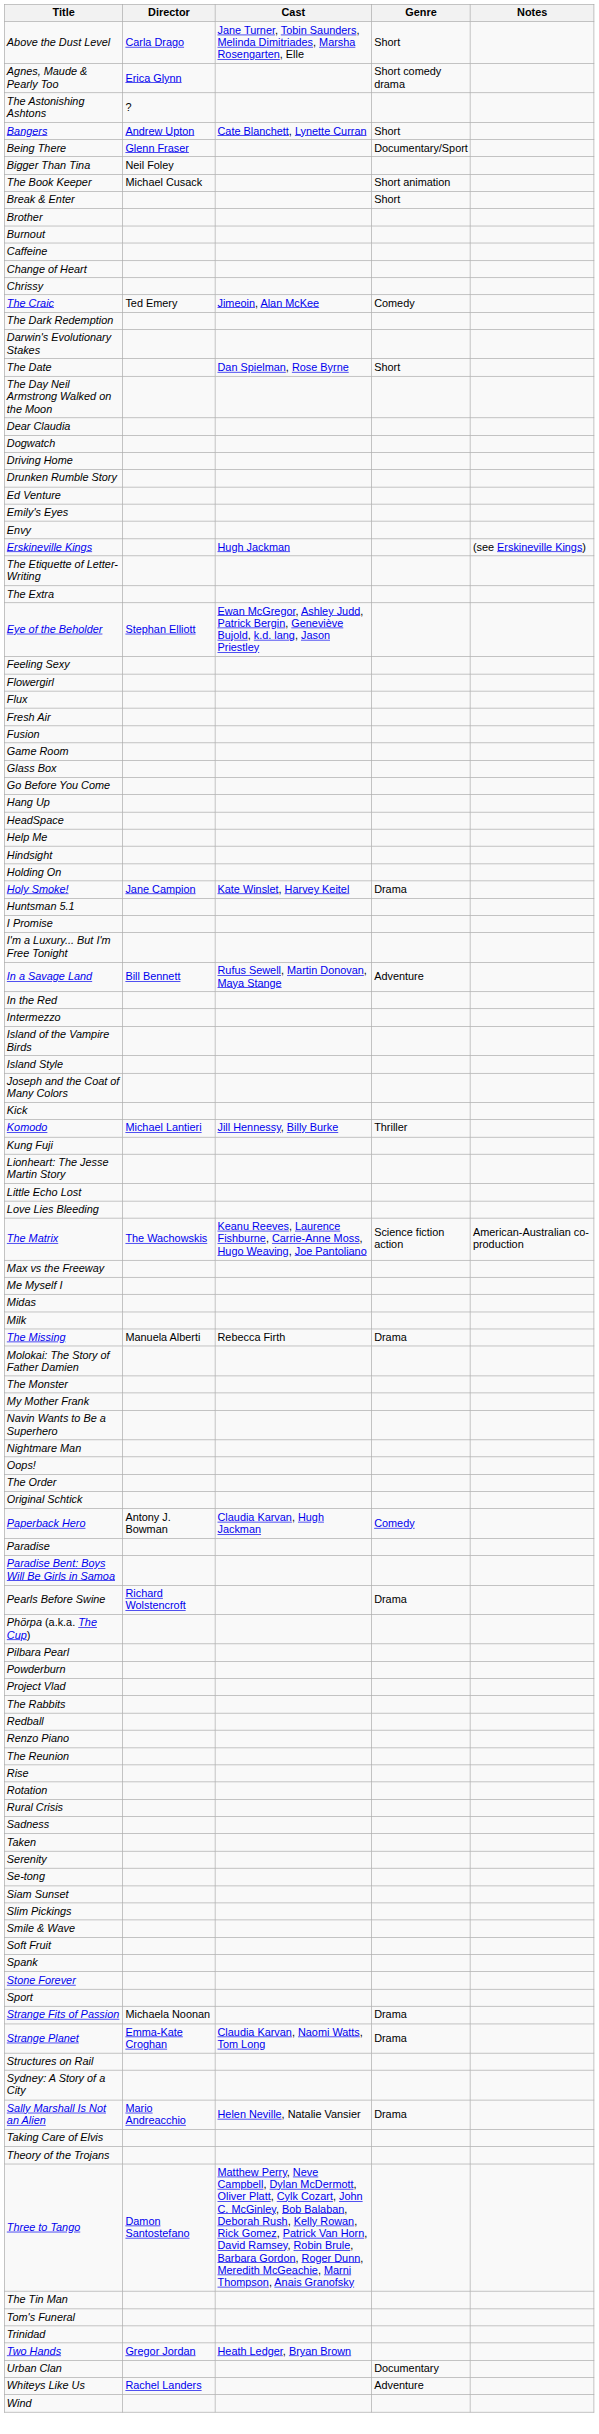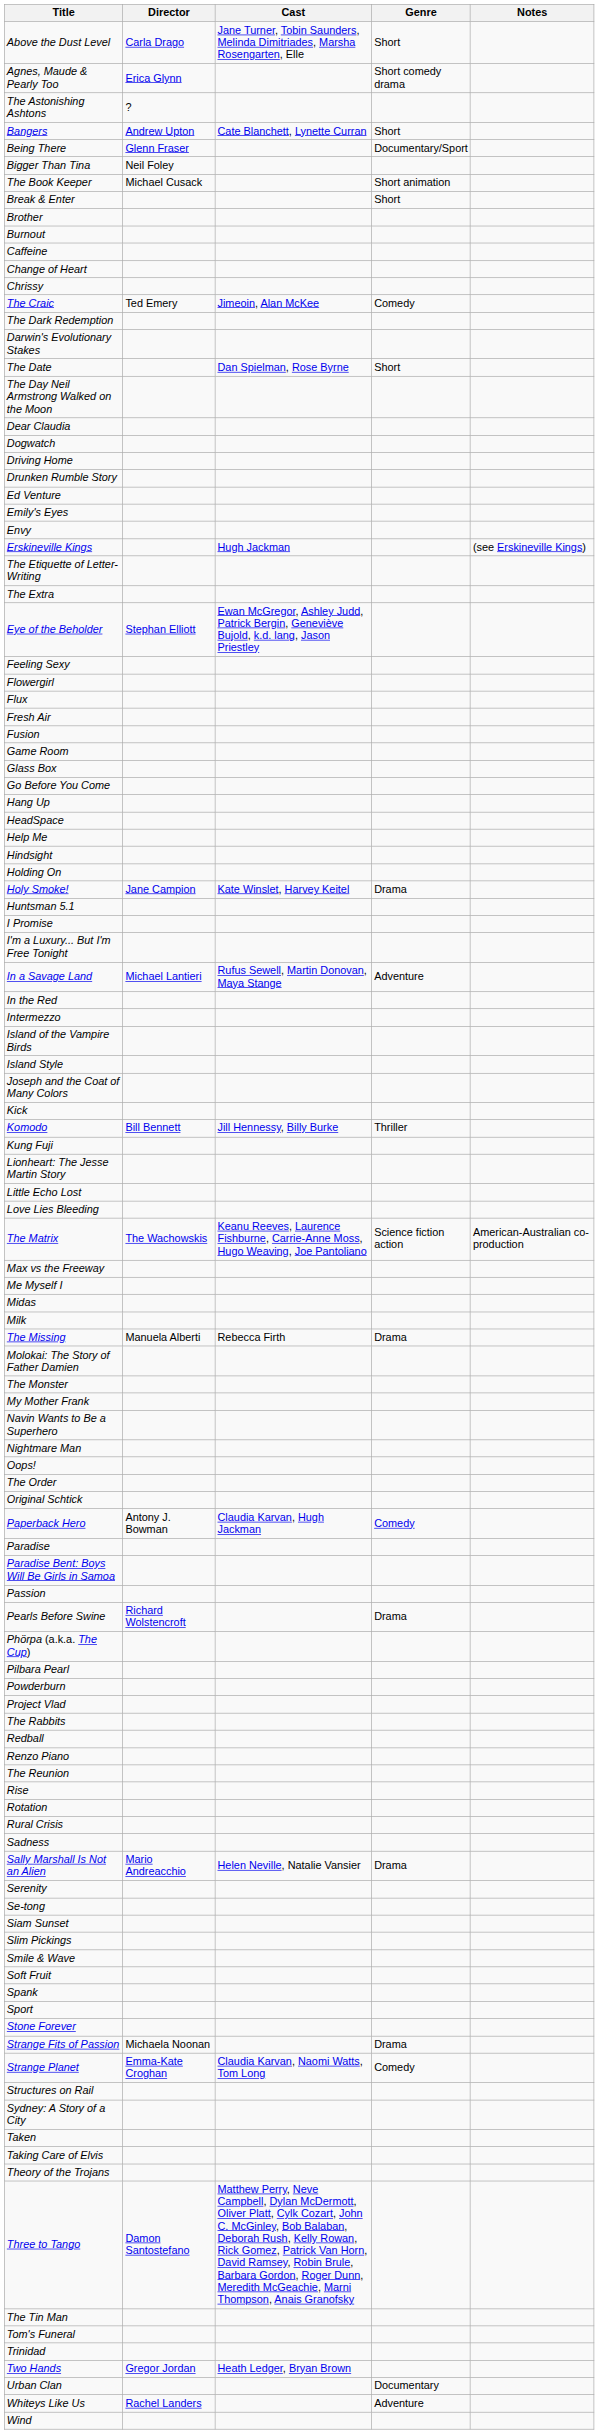(153, 977) Bill Bennett -> (164, 977) Michael Lantieri
(164, 1128) Michael Lantieri -> (153, 1128) Bill Bennett
+ row: (26, 1593)
rows swapped: (56, 2114) <-> (21, 1842)
rows swapped: (20, 1997) <-> (41, 1980)
(390, 2038) Drama -> (394, 2068) Comedy
